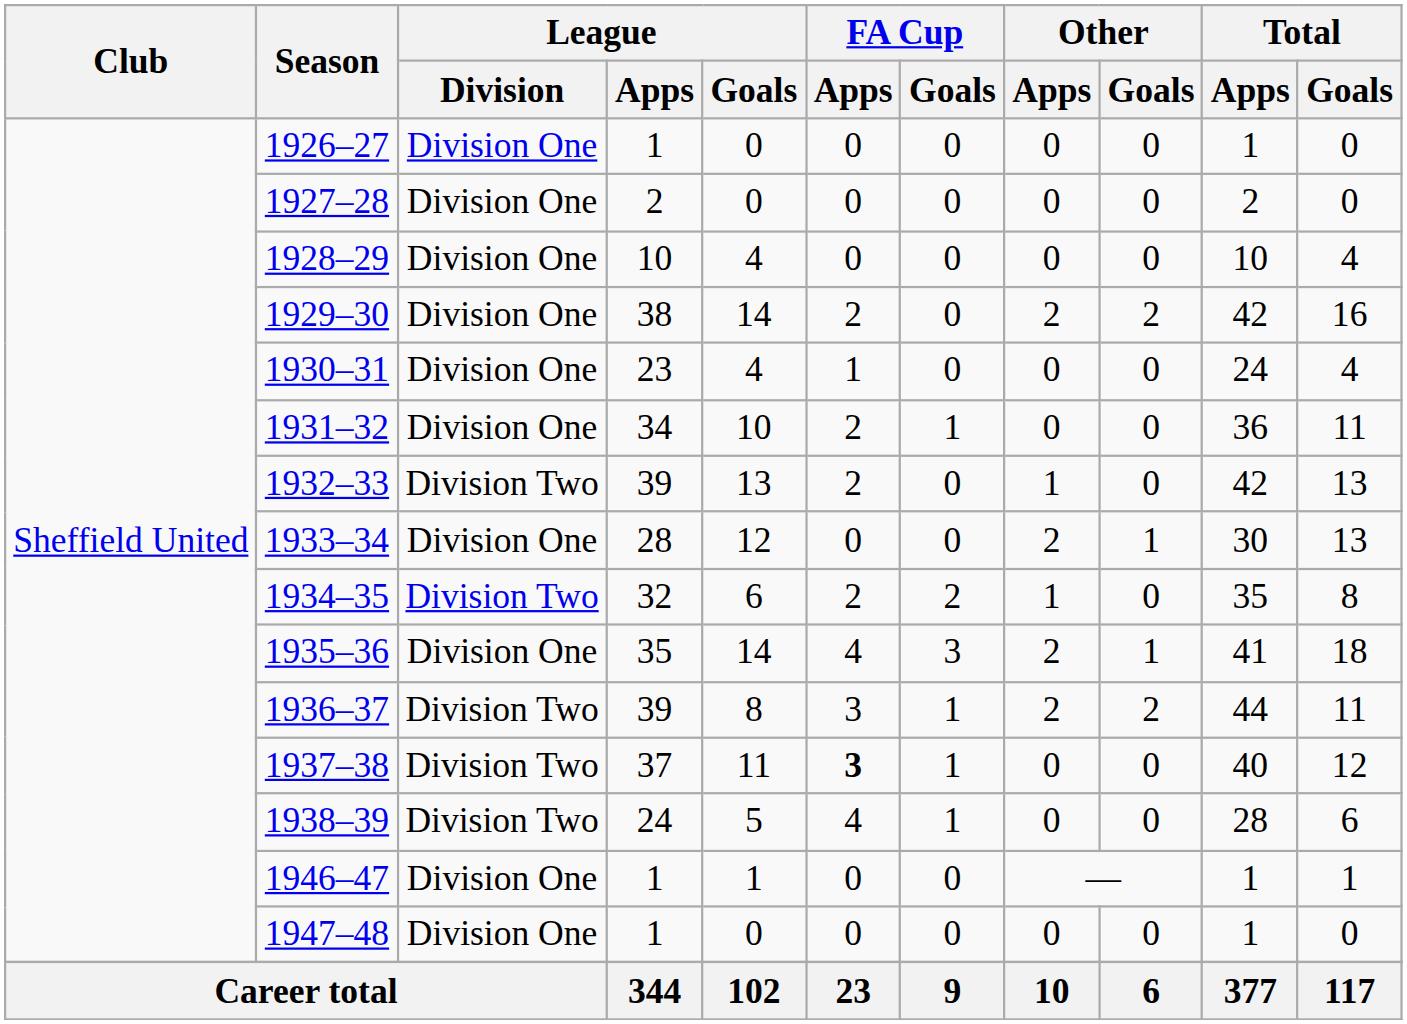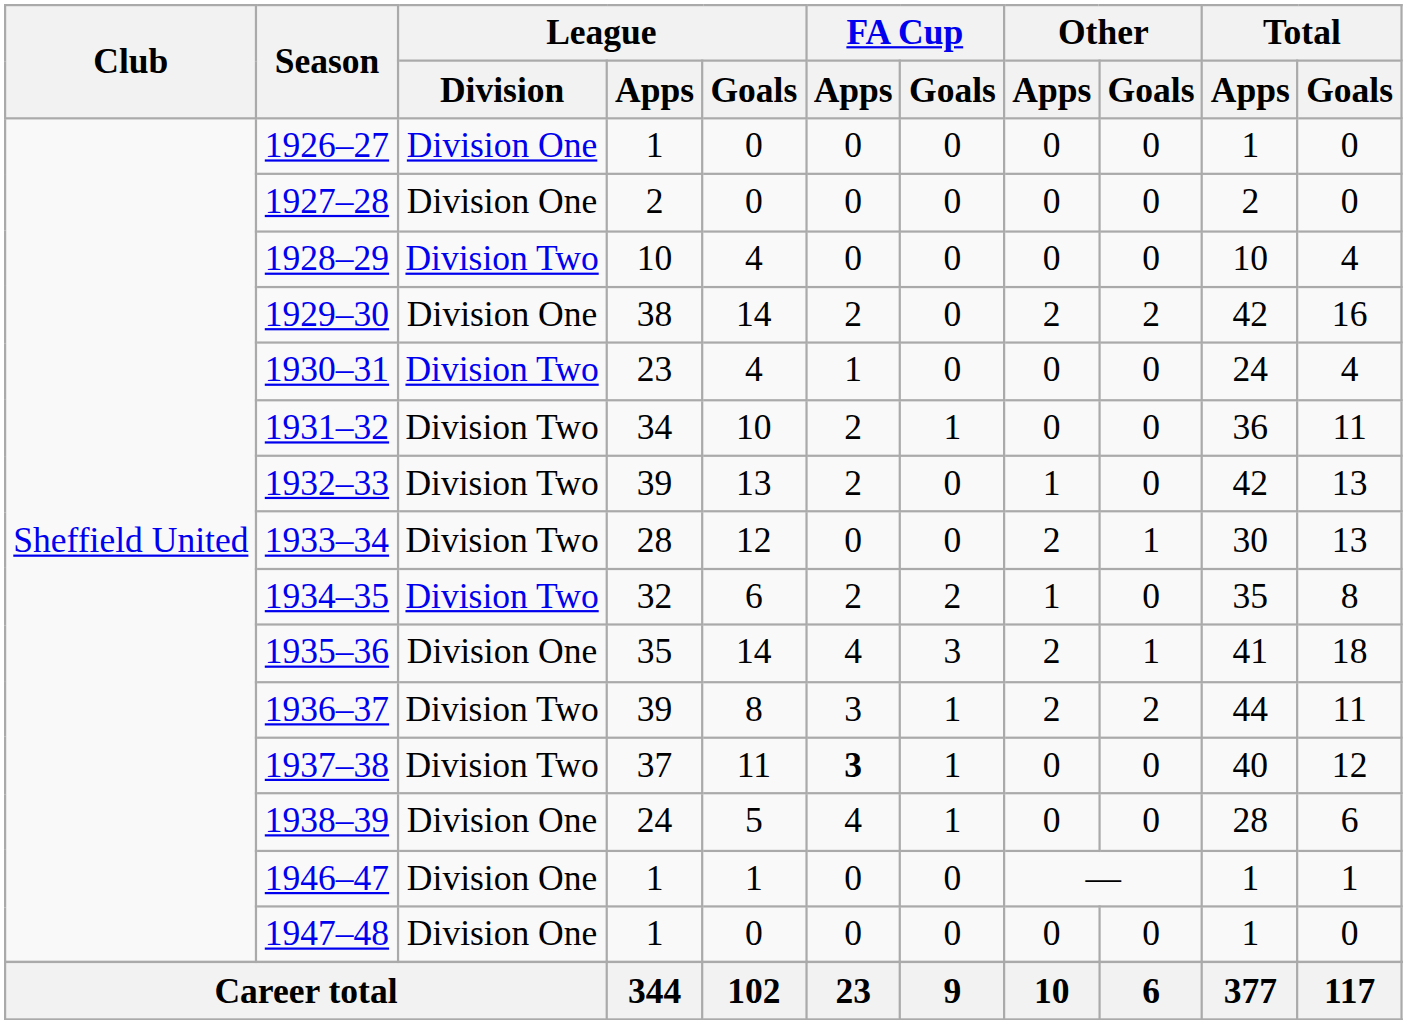(502, 257) Division One -> (502, 257) Division Two
(502, 370) Division One -> (502, 370) Division Two
(502, 426) Division One -> (502, 426) Division Two
(502, 539) Division One -> (502, 539) Division Two
(502, 821) Division Two -> (502, 821) Division One
